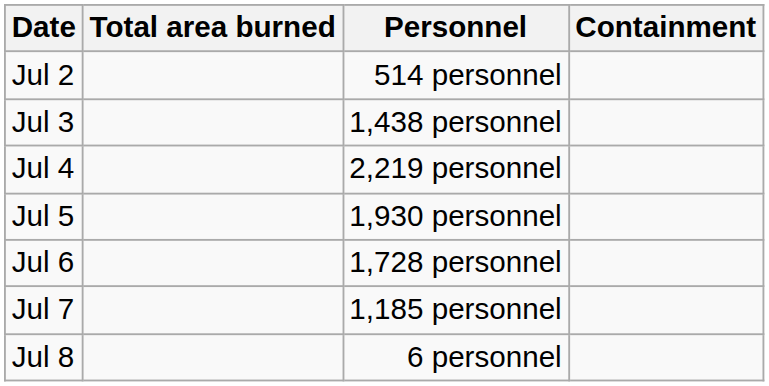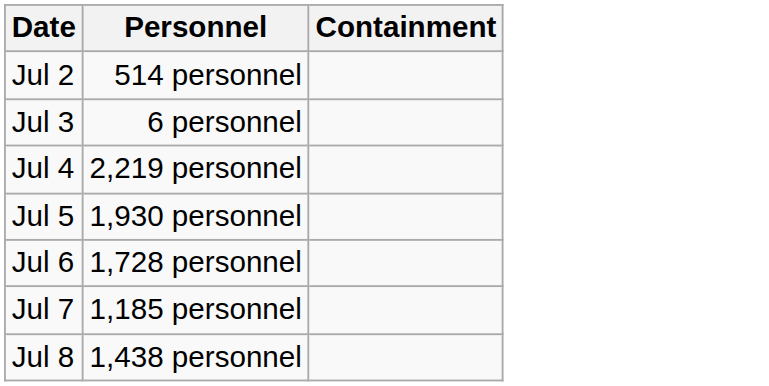- column: (213, 27)
(456, 121) 1,438 personnel -> (225, 121) 6 personnel
(484, 356) 6 personnel -> (196, 356) 1,438 personnel
